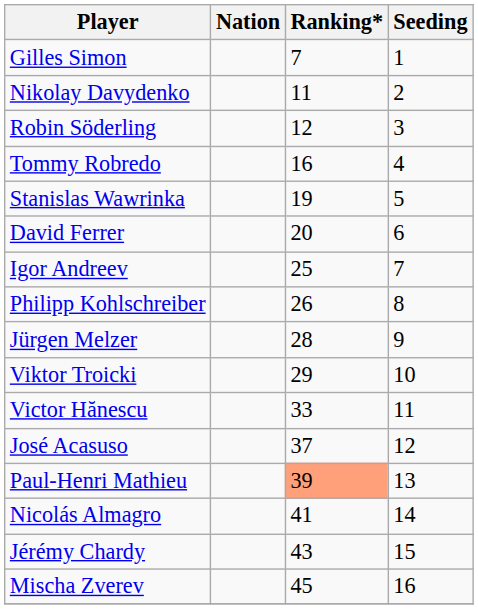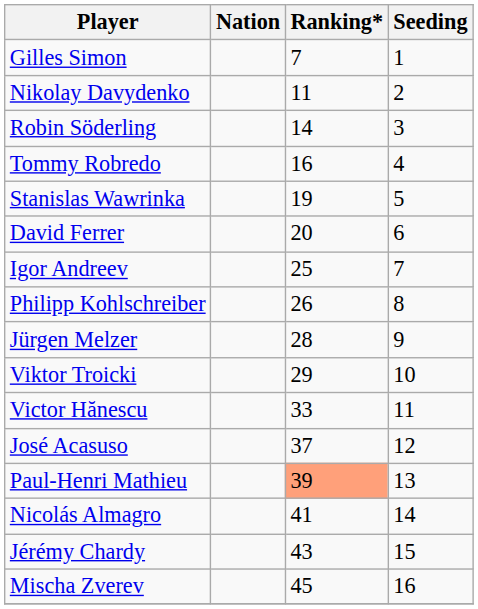(302, 127) 12 -> (302, 127) 14
